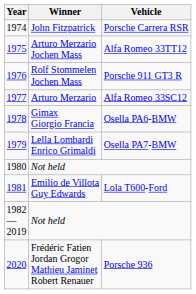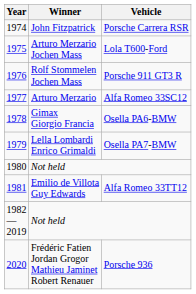(145, 49) Alfa Romeo 33TT12 -> (135, 49) Lola T600-Ford
(135, 188) Lola T600-Ford -> (145, 188) Alfa Romeo 33TT12
